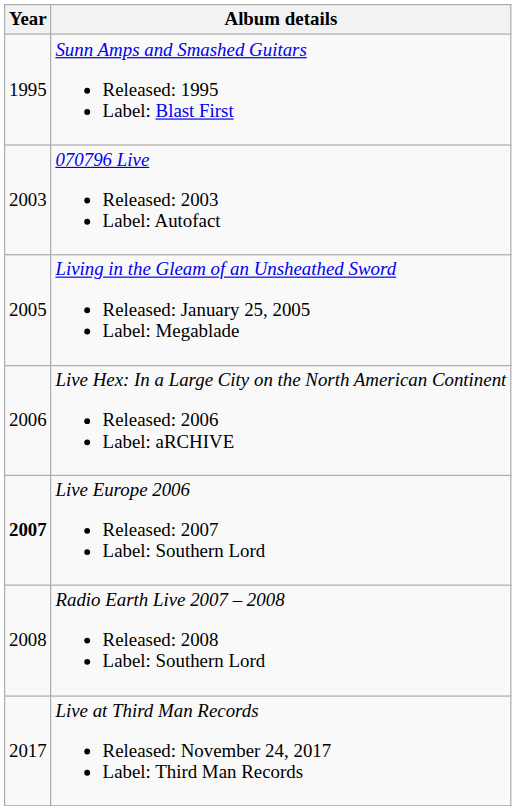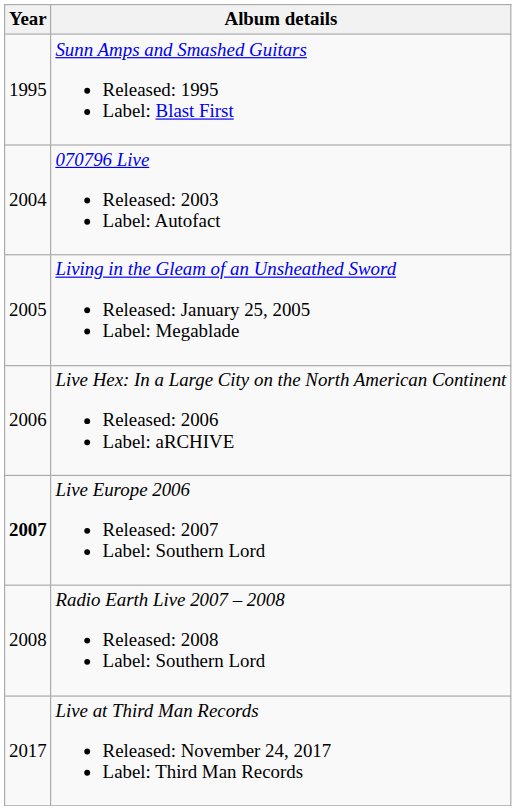(28, 199) 2003 -> (28, 199) 2004
